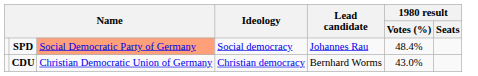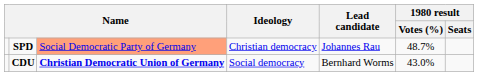(255, 46) Social democracy -> (273, 46) Christian democracy
(409, 46) 48.4% -> (421, 46) 48.7%
(126, 63) normal -> (132, 63) bold
(261, 63) Christian democracy -> (267, 63) Social democracy
